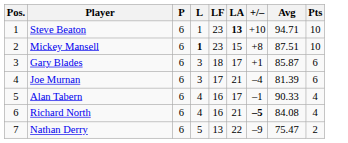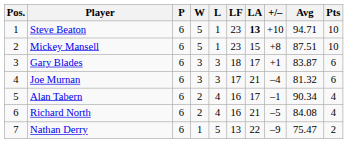+ column: (200, 12)
(200, 46) bold -> (218, 46) normal
(287, 63) 85.87 -> (305, 63) 83.87
(287, 79) 81.39 -> (305, 79) 81.32
(287, 96) 90.33 -> (305, 96) 90.34
(257, 113) bold -> (275, 113) normal
